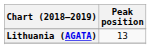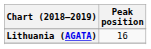(122, 36) 13 -> (122, 36) 16
